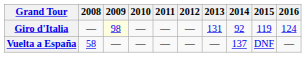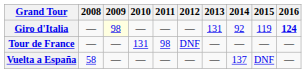(289, 28) normal -> (289, 28) bold
+ row: (41, 44)
